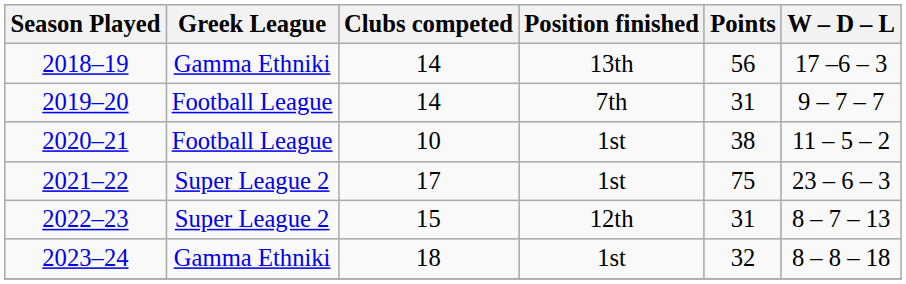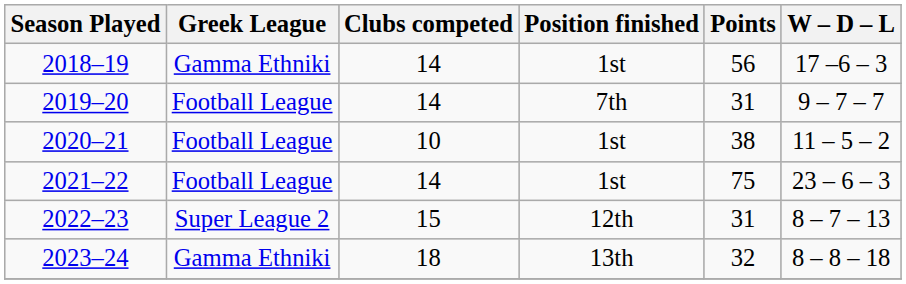(612, 63) 13th -> (612, 63) 1st
(252, 180) Super League 2 -> (252, 180) Football League
(428, 180) 17 -> (428, 180) 14
(612, 258) 1st -> (612, 258) 13th
